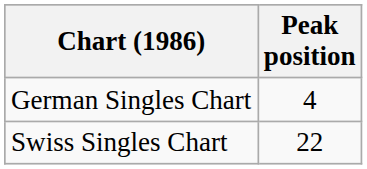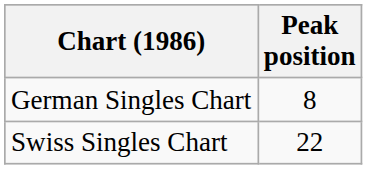(310, 99) 4 -> (310, 99) 8
